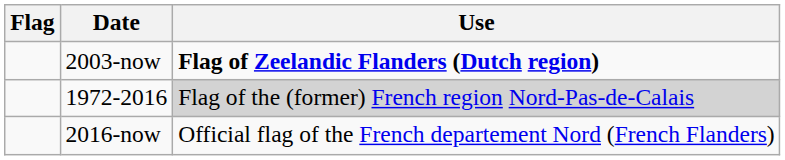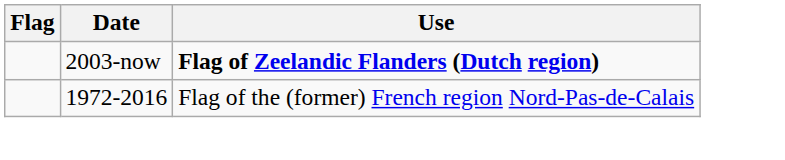(436, 97) lightgrey background -> (436, 97) no background
- row: (113, 135)
